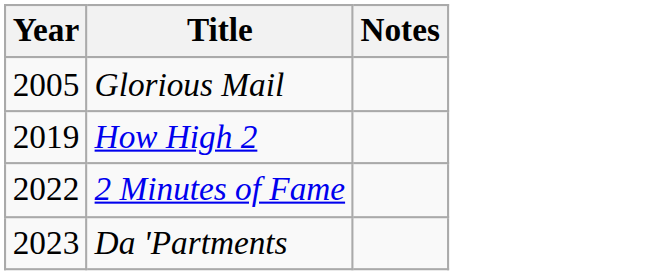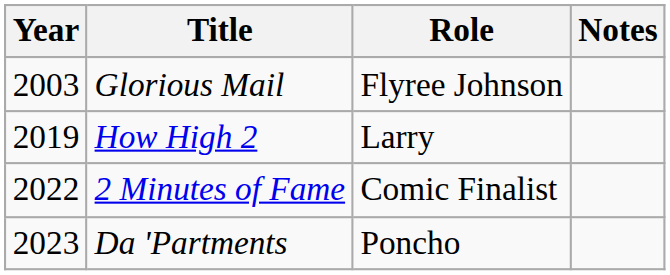+ column: (462, 30)
(46, 83) 2005 -> (46, 83) 2003
